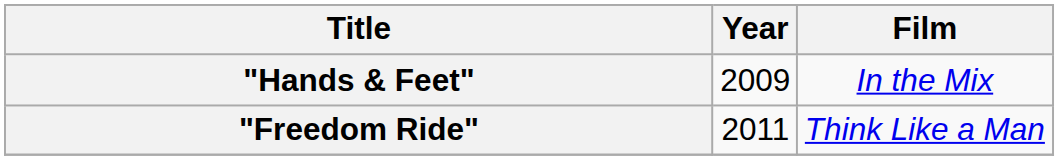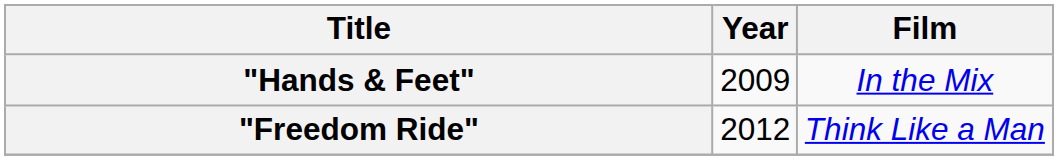(755, 129) 2011 -> (755, 129) 2012
